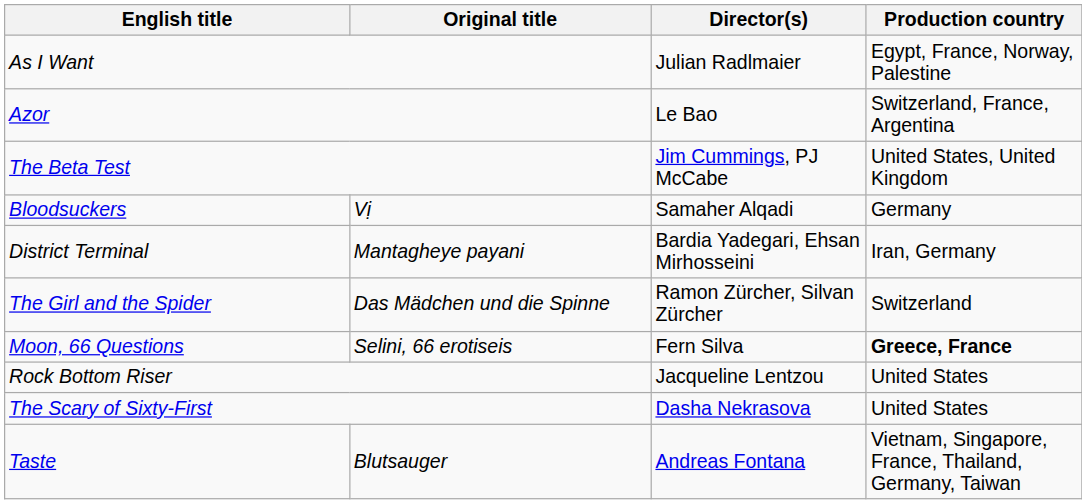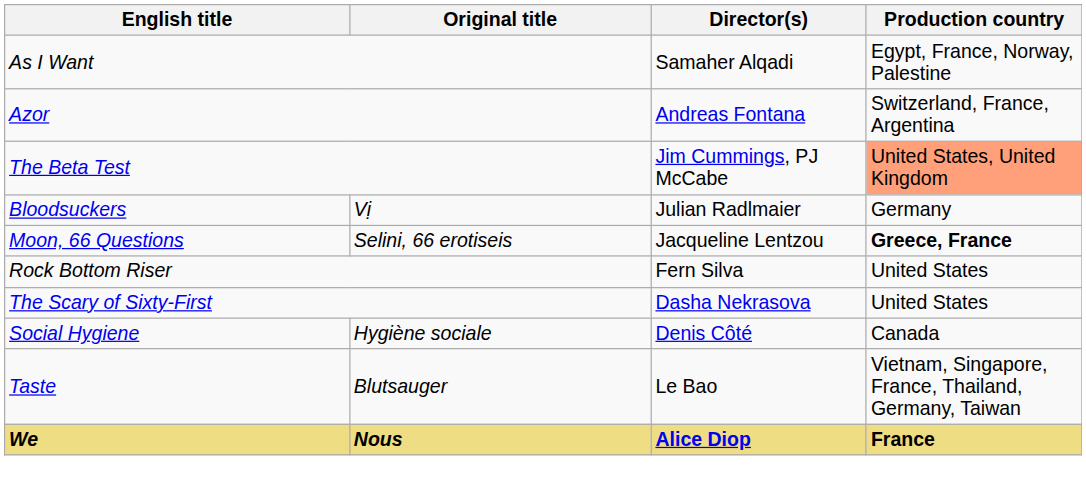(728, 61) Julian Radlmaier -> (724, 61) Samaher Alqadi
(686, 114) Le Bao -> (730, 114) Andreas Fontana
(963, 167) no background -> (963, 167) lightsalmon background
(724, 209) Samaher Alqadi -> (728, 209) Julian Radlmaier
- row: (79, 251)
- row: (110, 304)
(699, 346) Fern Silva -> (740, 240) Jacqueline Lentzou
(740, 377) Jacqueline Lentzou -> (699, 271) Fern Silva
+ row: (74, 333)
(730, 461) Andreas Fontana -> (686, 386) Le Bao
+ row: (24, 439)
